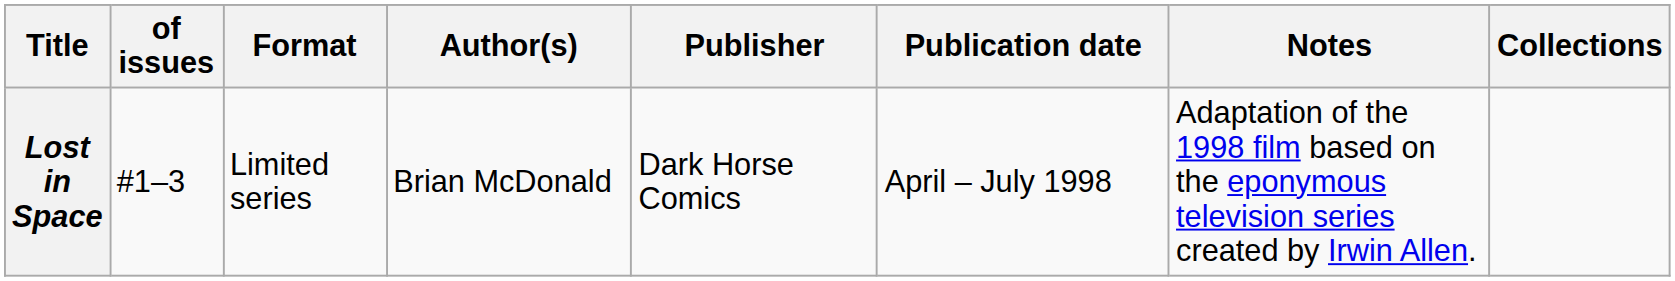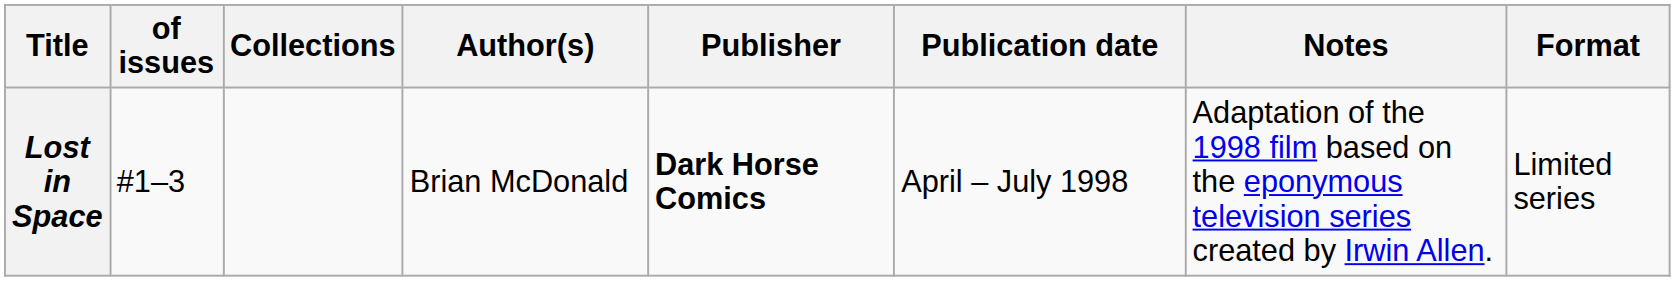columns swapped: (304, 46) <-> (1580, 46)
(716, 181) normal -> (737, 181) bold
